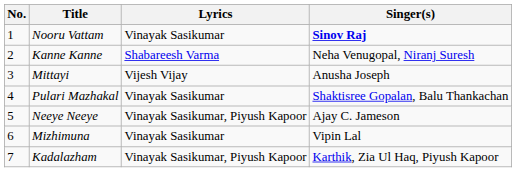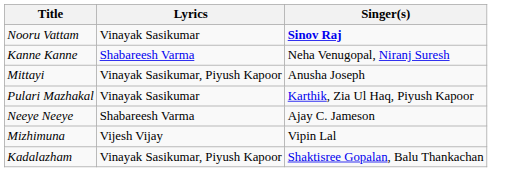- column: (17, 14)
(156, 75) Vijesh Vijay -> (191, 75) Vinayak Sasikumar, Piyush Kapoor
(410, 95) Shaktisree Gopalan, Balu Thankachan -> (381, 95) Karthik, Zia Ul Haq, Piyush Kapoor
(215, 116) Vinayak Sasikumar, Piyush Kapoor -> (147, 116) Shabareesh Varma
(174, 136) Vinayak Sasikumar -> (131, 136) Vijesh Vijay
(405, 156) Karthik, Zia Ul Haq, Piyush Kapoor -> (386, 156) Shaktisree Gopalan, Balu Thankachan
